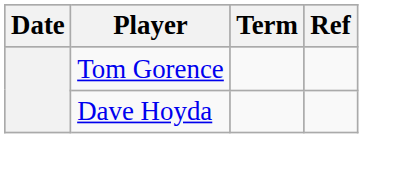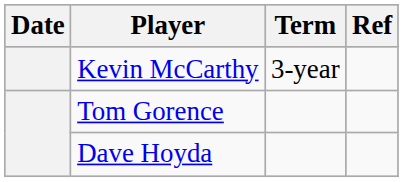+ row: (168, 68)
